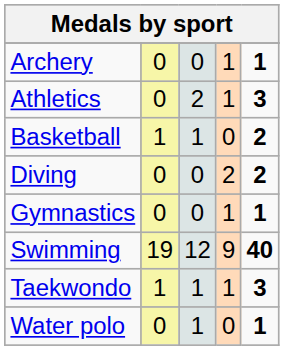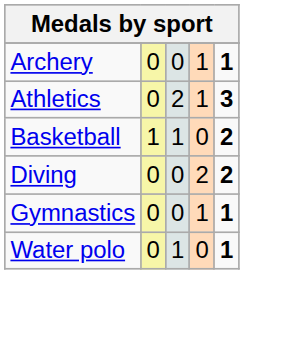- row: (66, 251)
- row: (71, 288)
